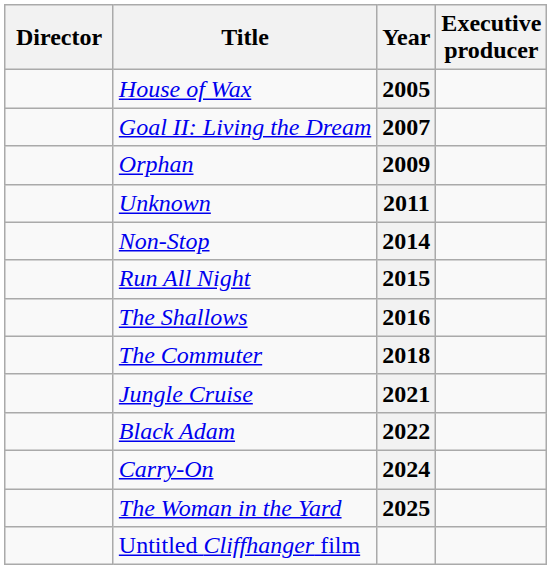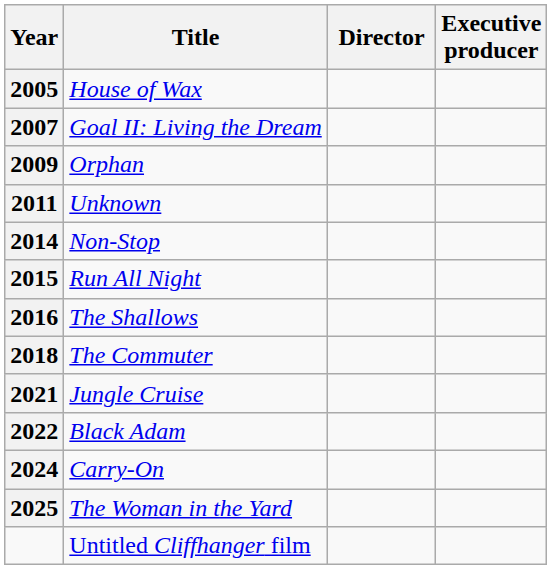columns swapped: (406, 37) <-> (59, 37)
